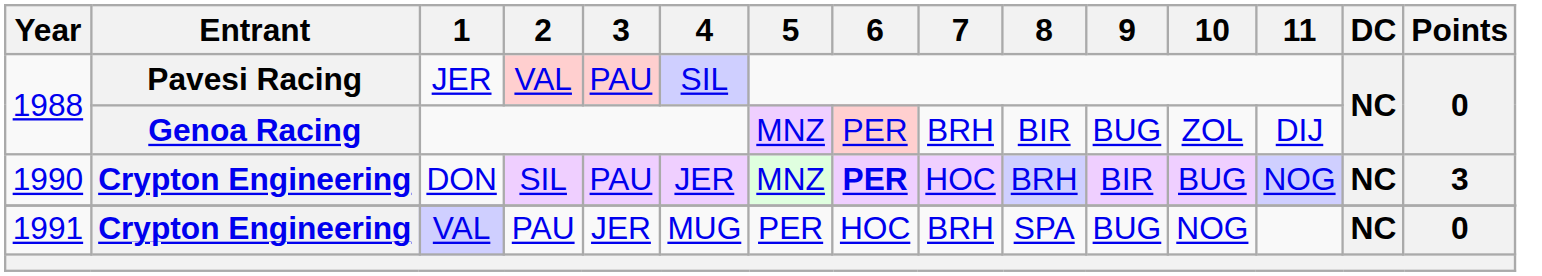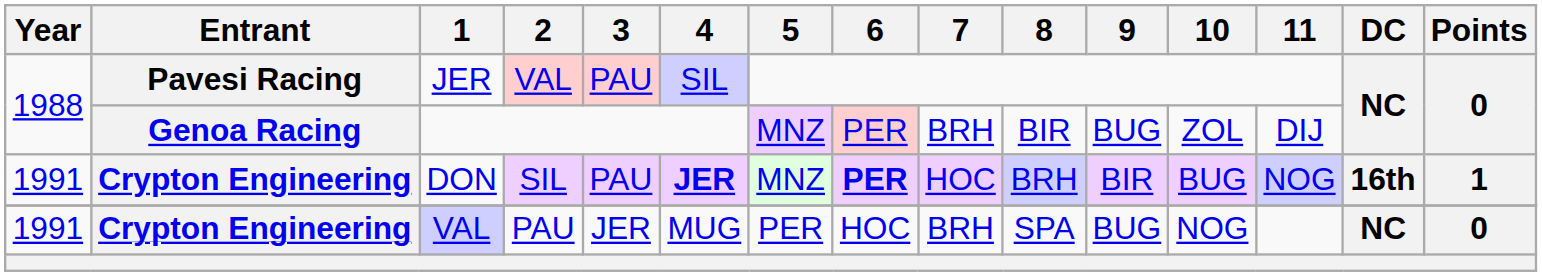(48, 180) 1990 -> (48, 180) 1991
(704, 180) normal -> (704, 180) bold
(1373, 180) NC -> (1383, 180) 16th
(1460, 180) 3 -> (1479, 180) 1
